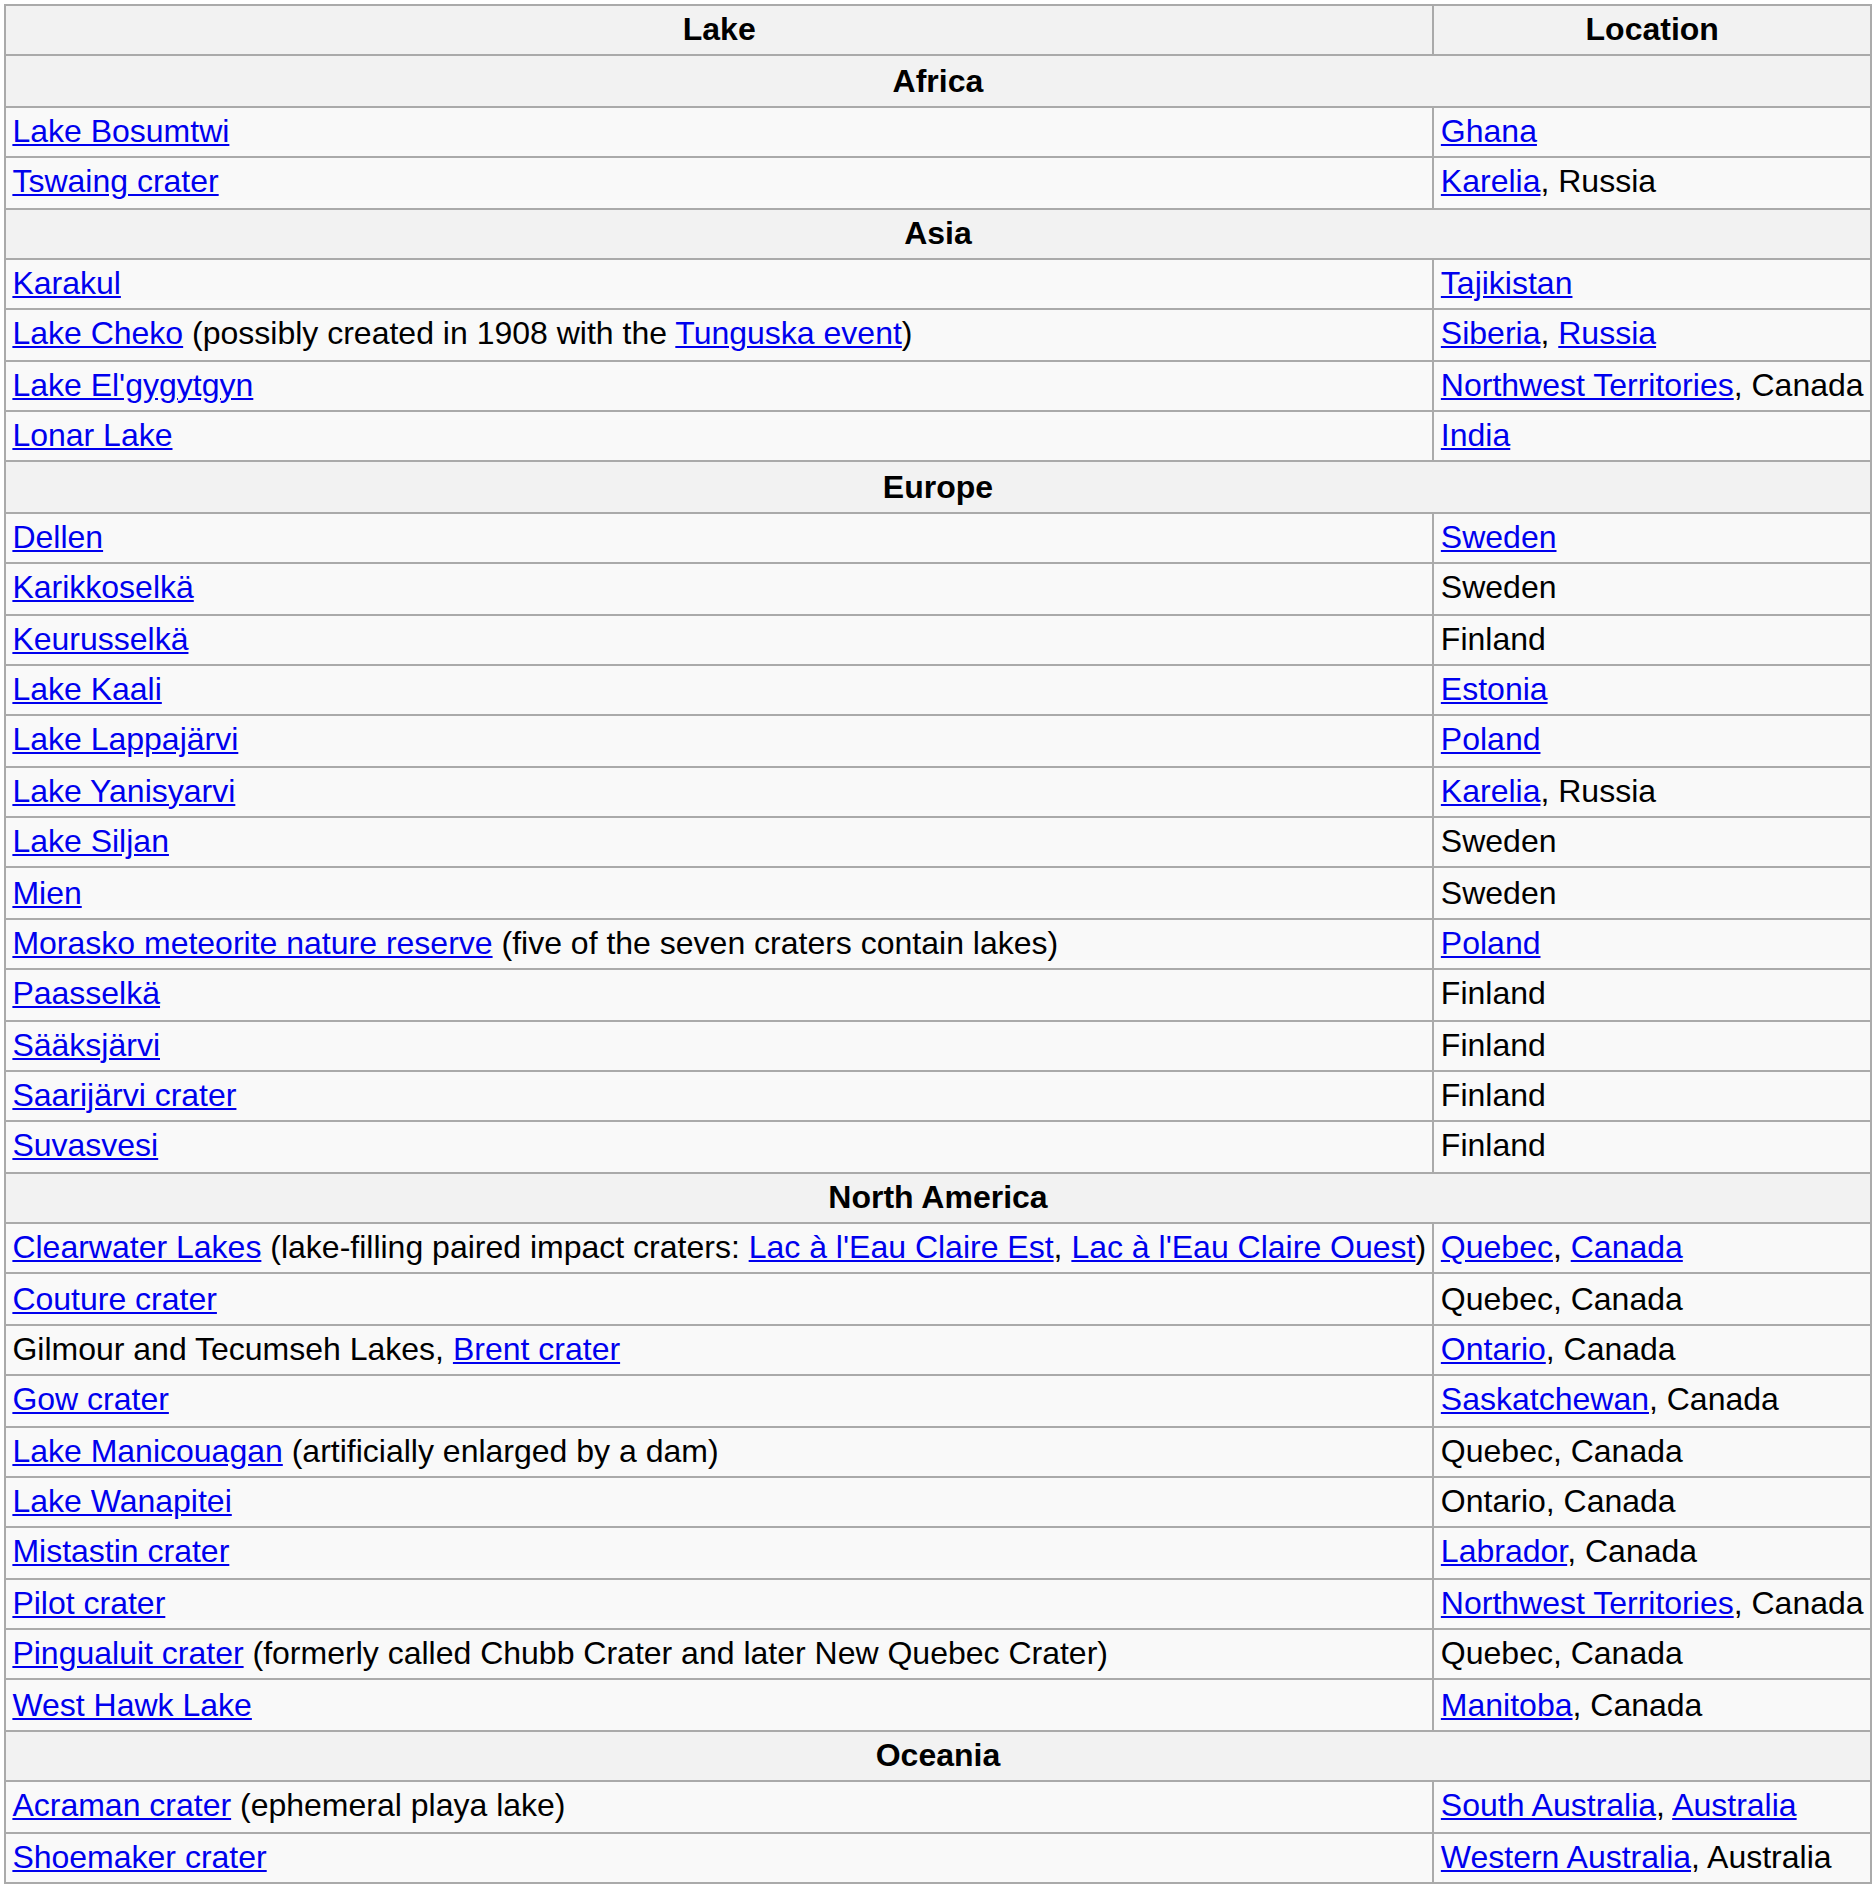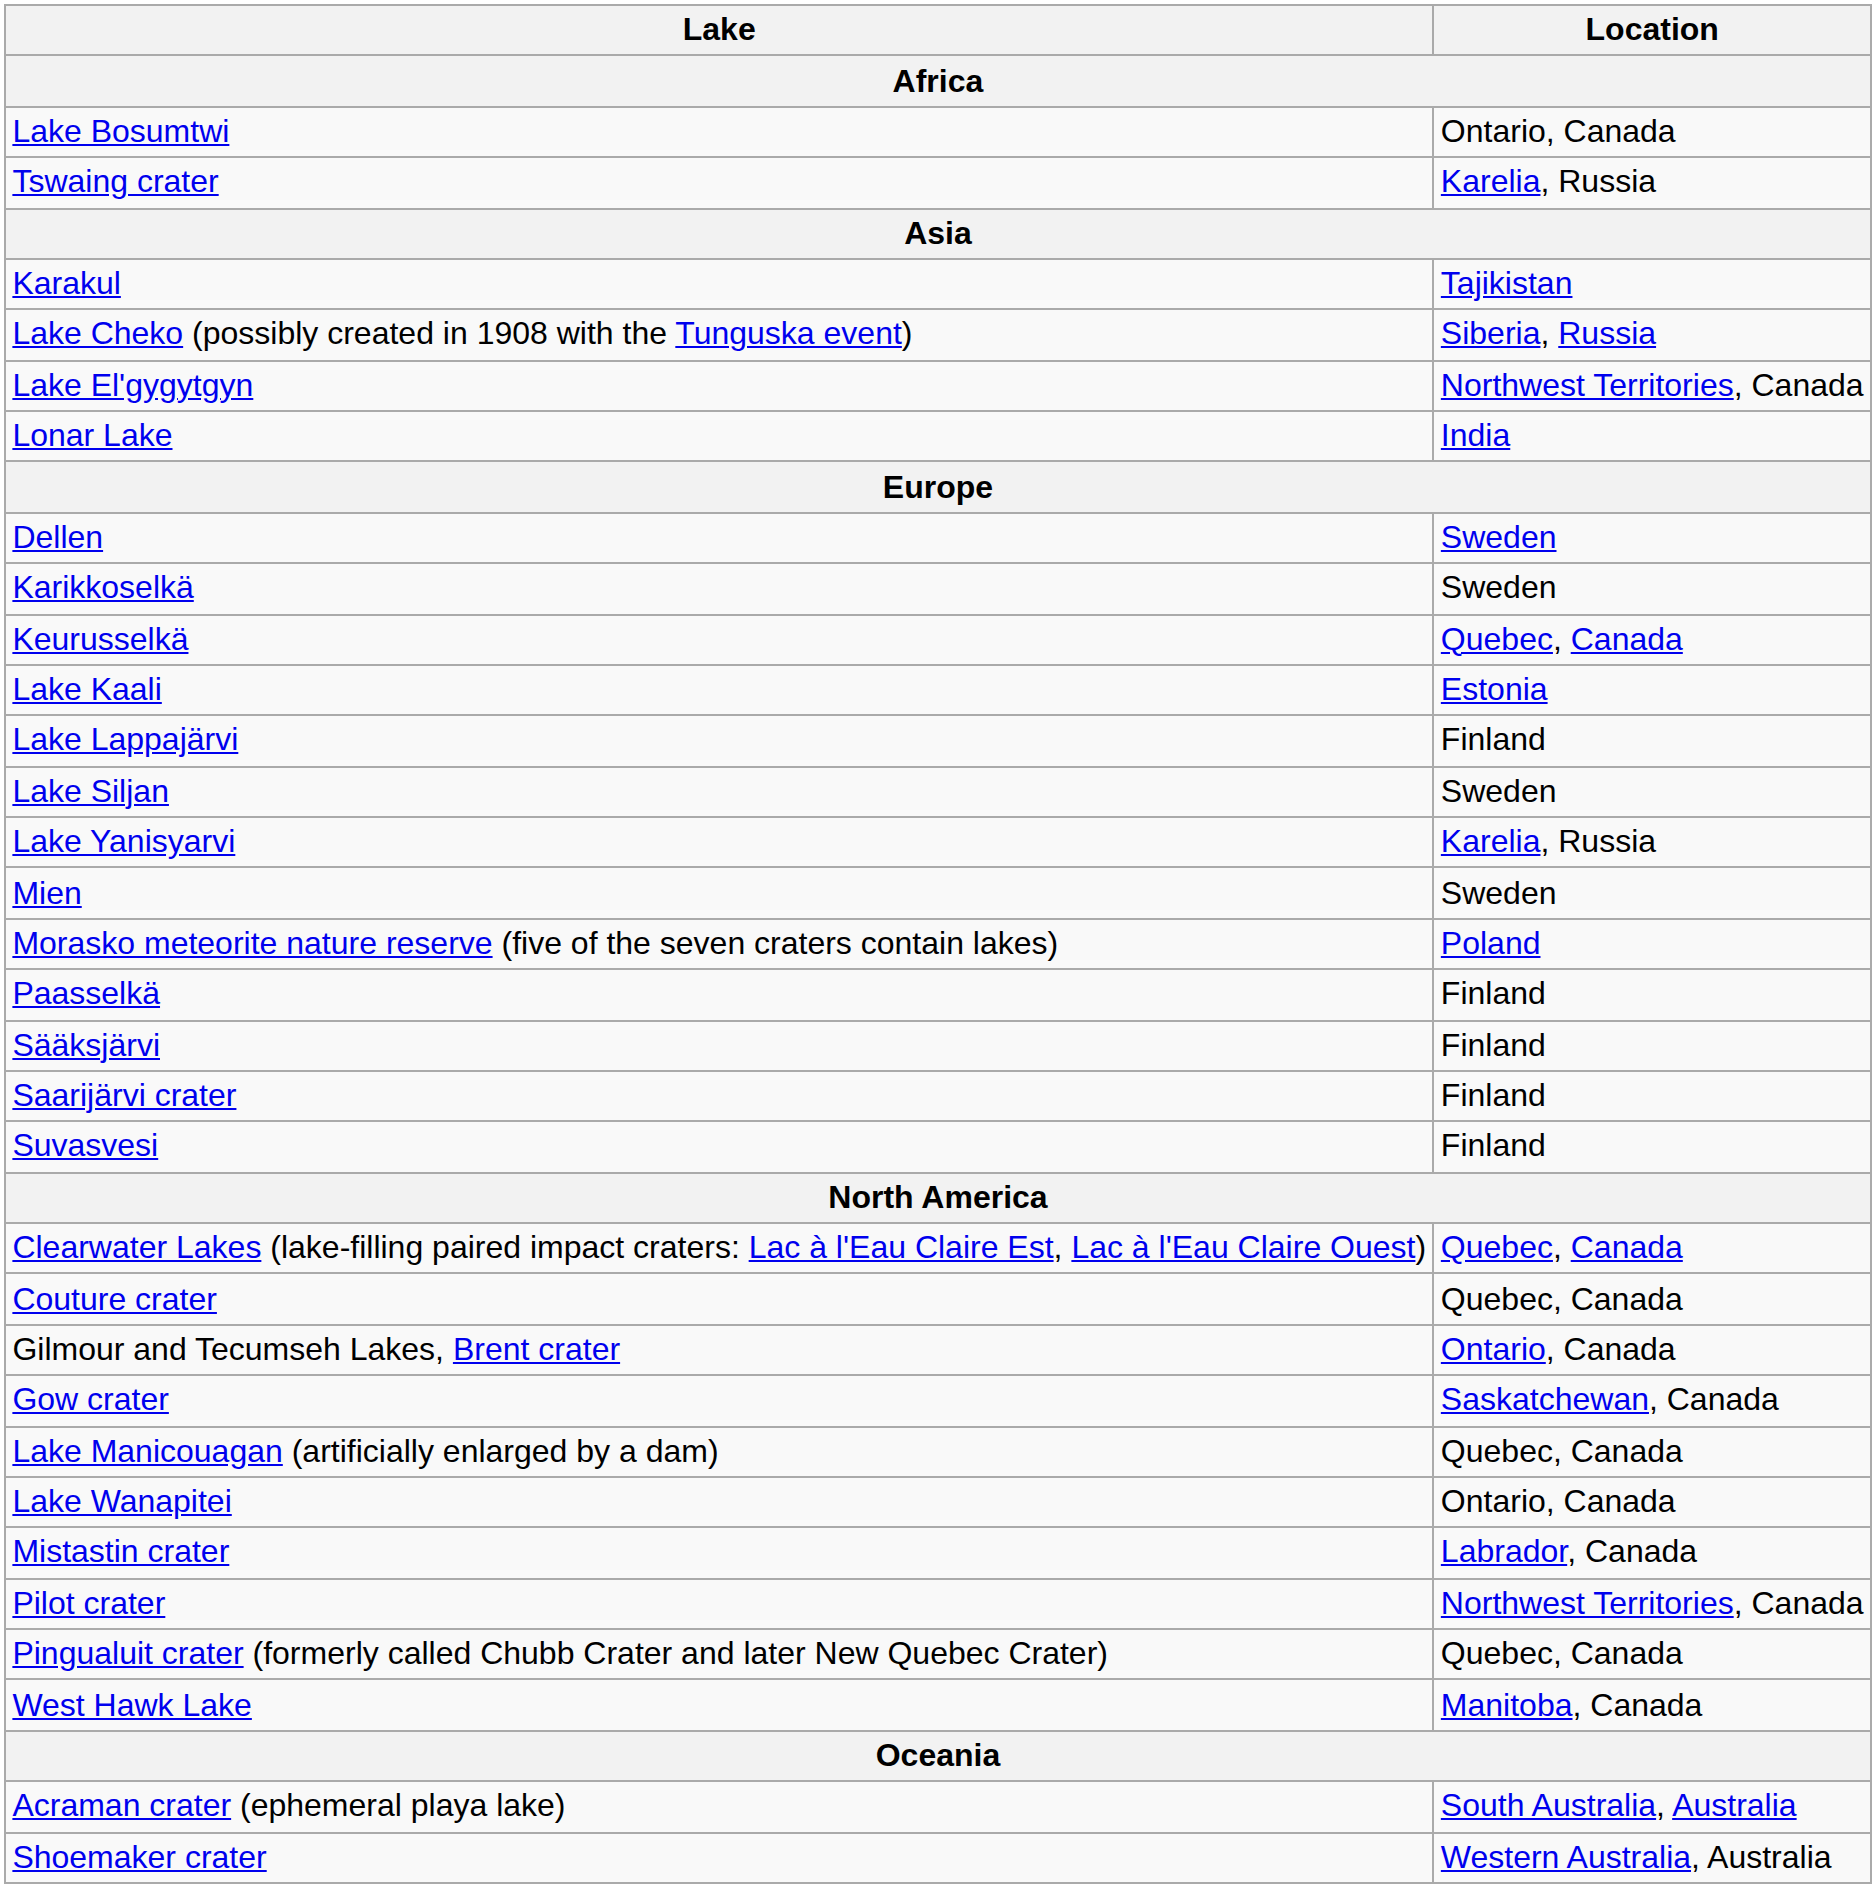(1489, 131) Ghana -> (1558, 131) Ontario, Canada
(1493, 638) Finland -> (1562, 638) Quebec, Canada
(1491, 740) Poland -> (1493, 740) Finland
rows swapped: (91, 841) <-> (124, 791)
